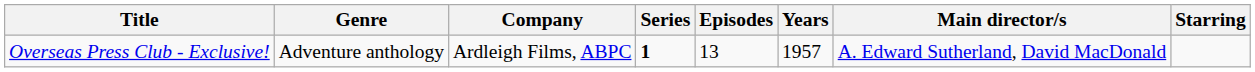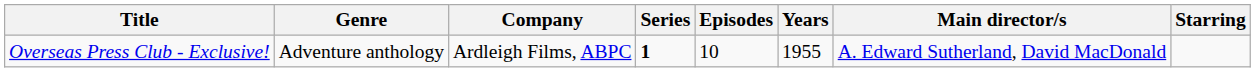(709, 50) 13 -> (709, 50) 10
(802, 50) 1957 -> (802, 50) 1955
